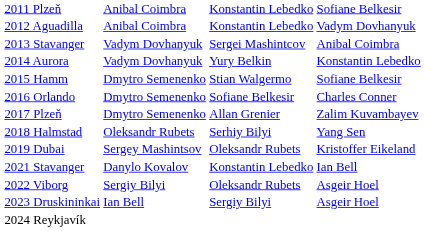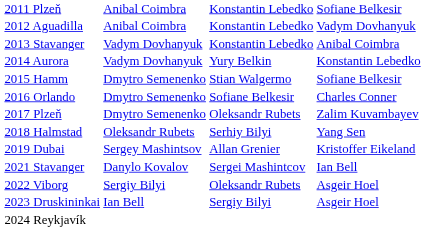(257, 43) Sergei Mashintcov -> (261, 43) Konstantin Lebedko
(245, 114) Allan Grenier -> (255, 114) Oleksandr Rubets
(255, 149) Oleksandr Rubets -> (245, 149) Allan Grenier
(261, 167) Konstantin Lebedko -> (257, 167) Sergei Mashintcov
